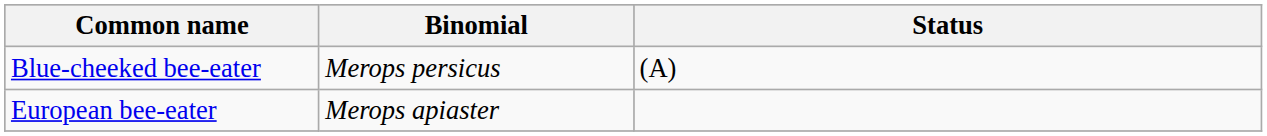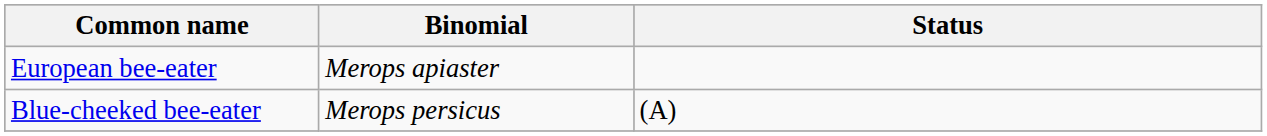rows swapped: (136, 67) <-> (114, 109)
